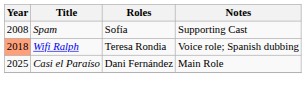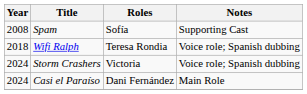(18, 47) lightsalmon background -> (18, 47) no background
+ row: (67, 64)
(18, 64) 2025 -> (18, 81) 2024
